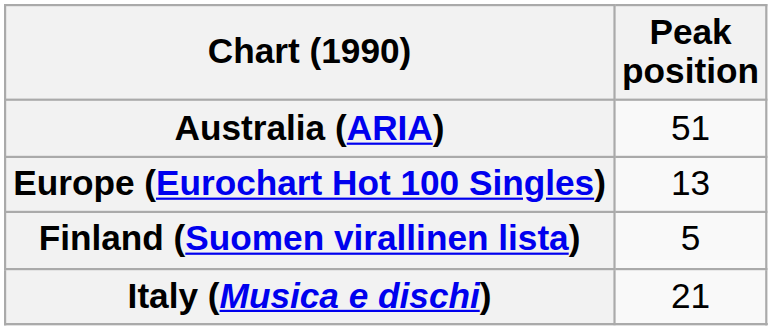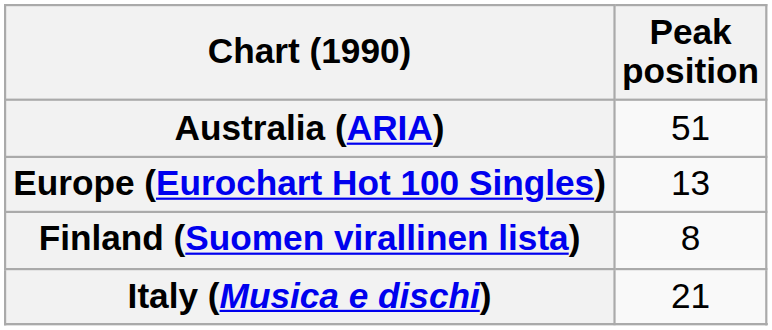(691, 239) 5 -> (691, 239) 8
